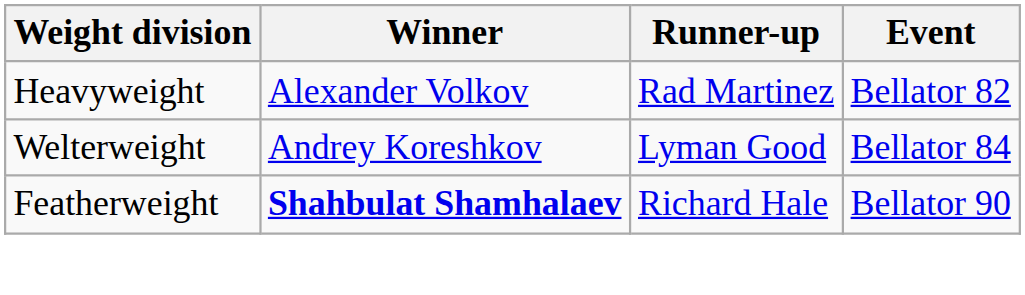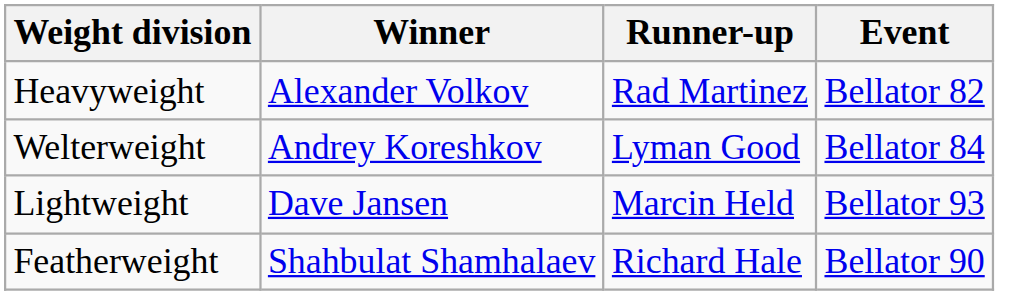+ row: (101, 203)
(445, 203) bold -> (432, 260) normal
